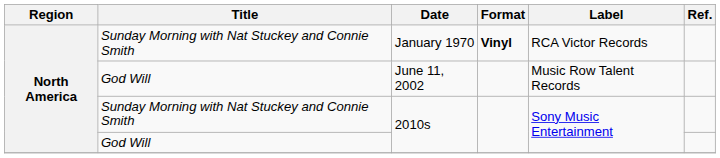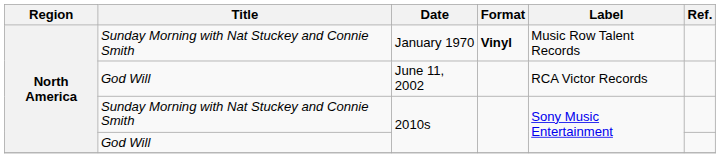(589, 43) RCA Victor Records -> (583, 43) Music Row Talent Records
(583, 78) Music Row Talent Records -> (589, 78) RCA Victor Records
